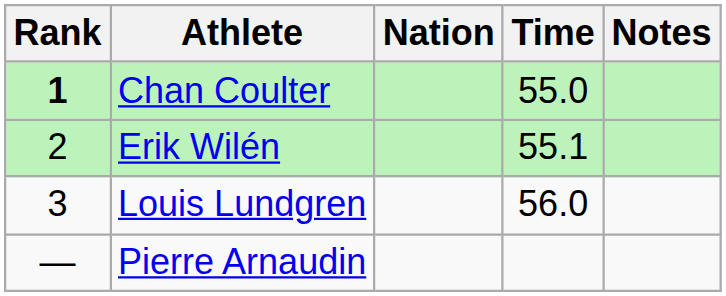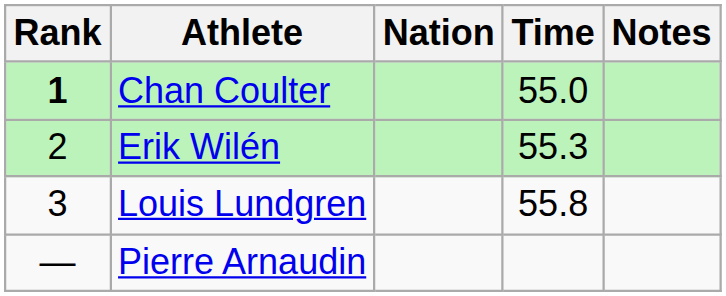(553, 147) 55.1 -> (553, 147) 55.3
(553, 204) 56.0 -> (553, 204) 55.8
